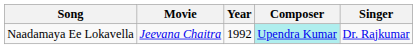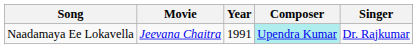(239, 33) 1992 -> (239, 33) 1991
